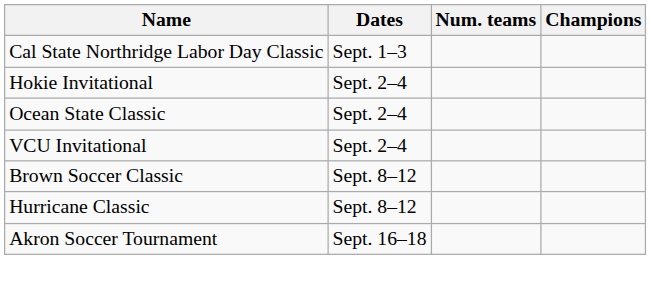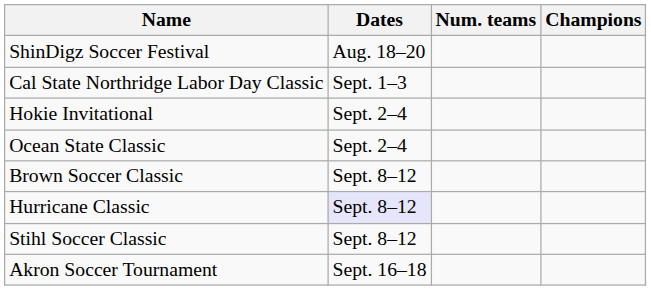+ row: (109, 51)
- row: (78, 144)
(375, 207) no background -> (375, 207) lavender background
+ row: (88, 238)
